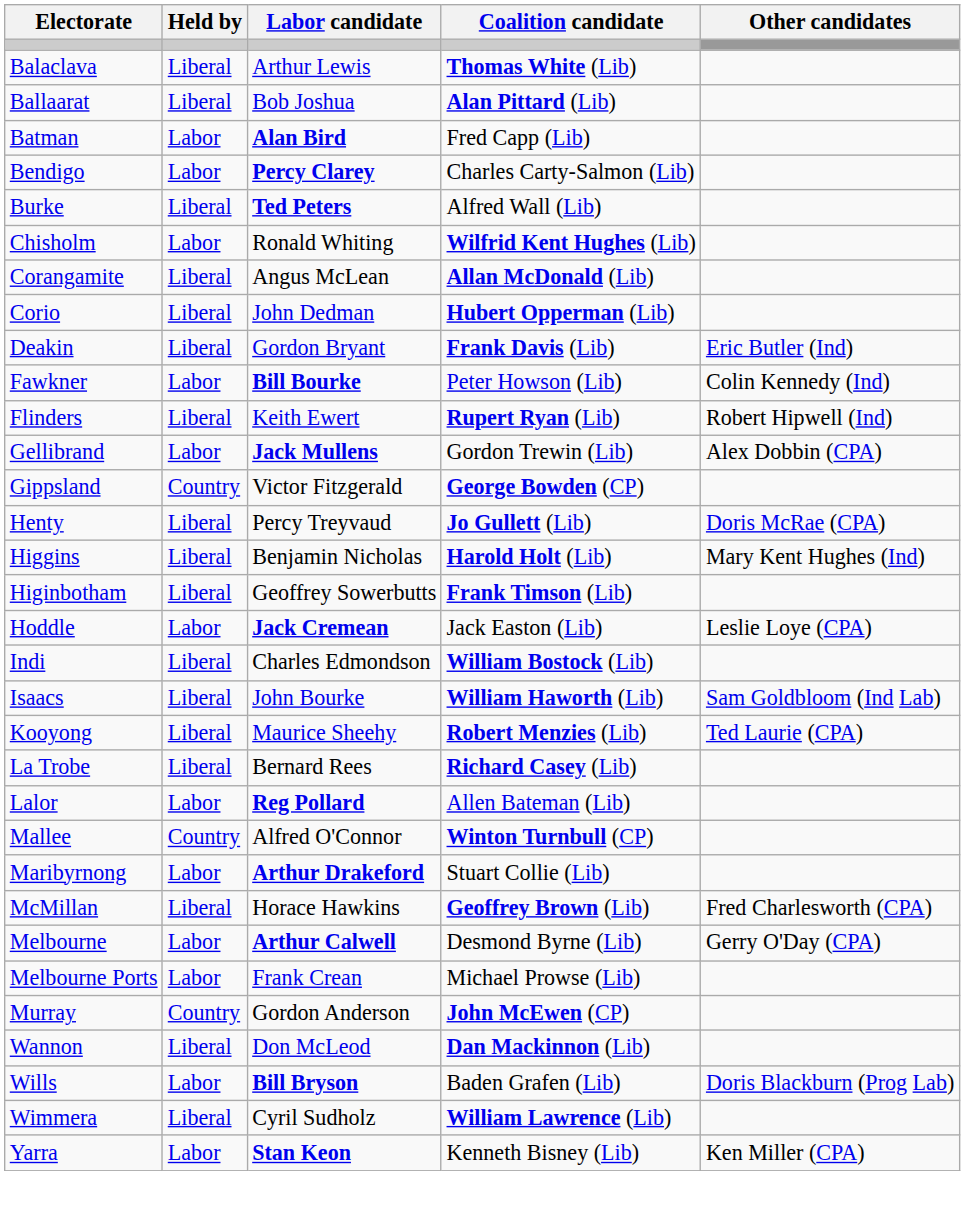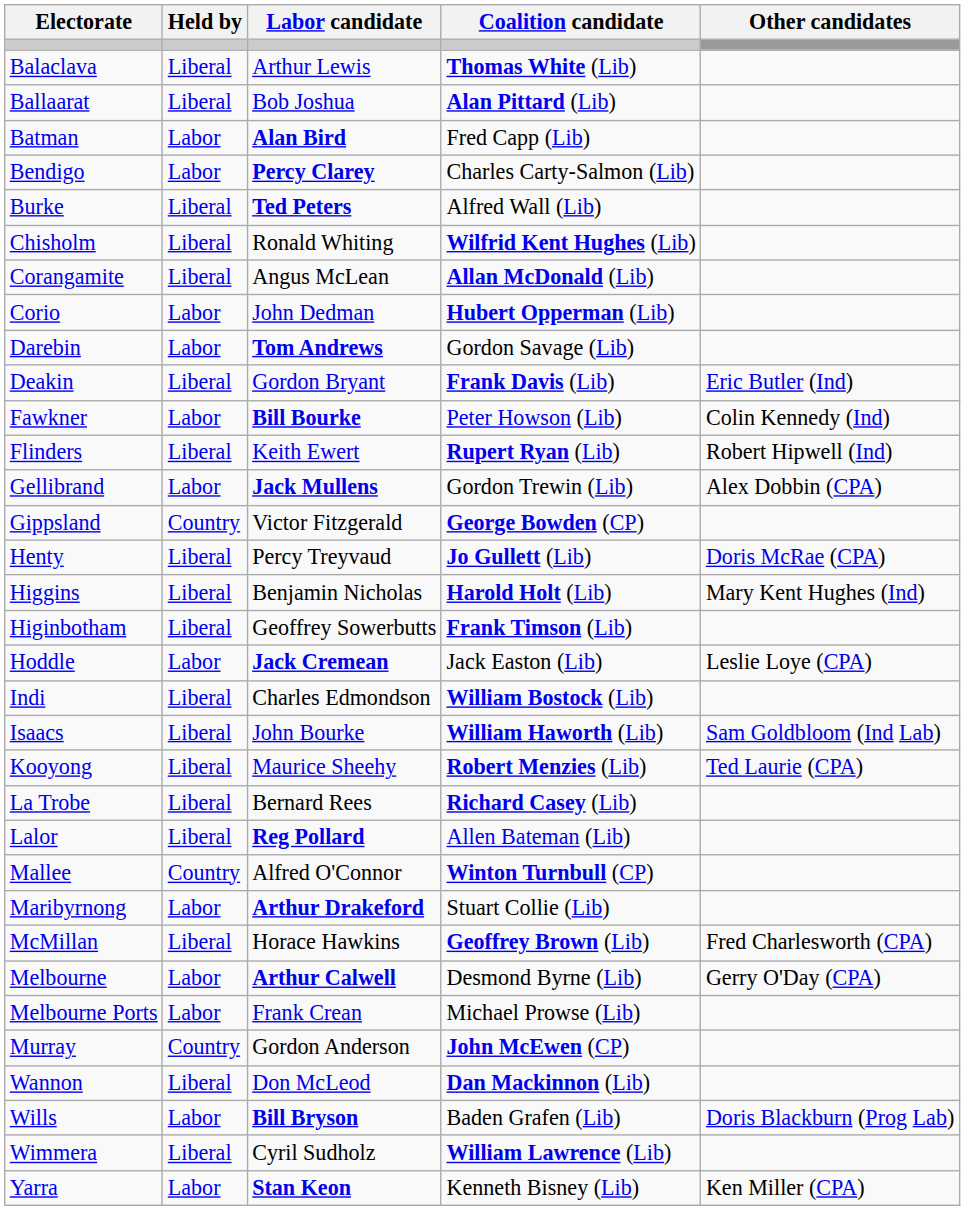(194, 242) Labor -> (200, 242) Liberal
(200, 312) Liberal -> (194, 312) Labor
+ row: (45, 347)
(194, 802) Labor -> (200, 837) Liberal
